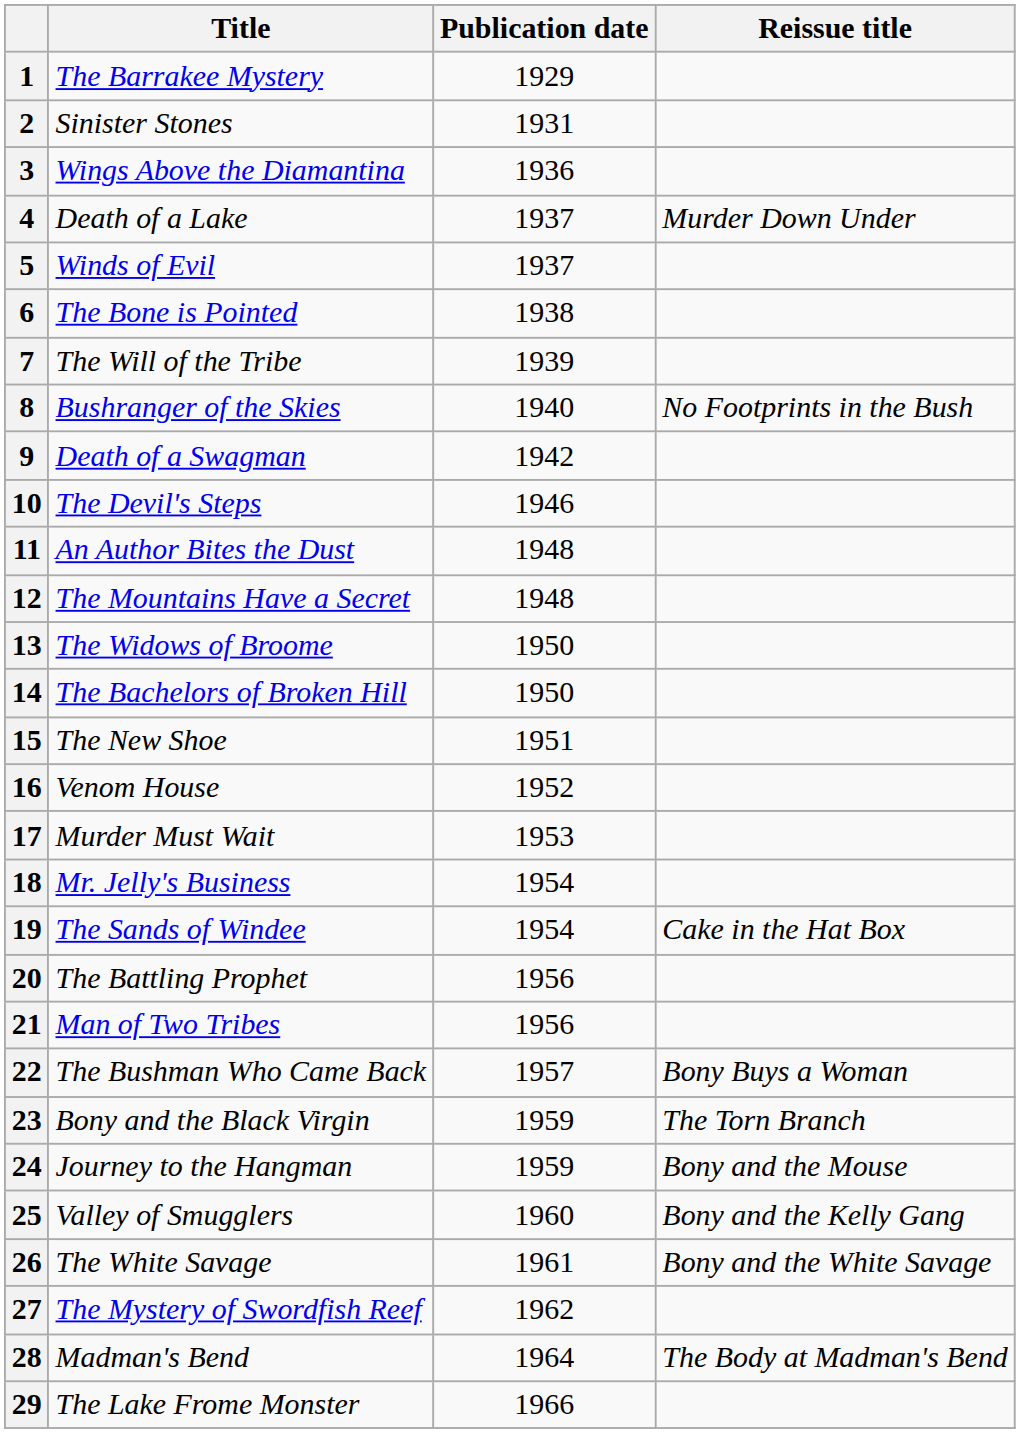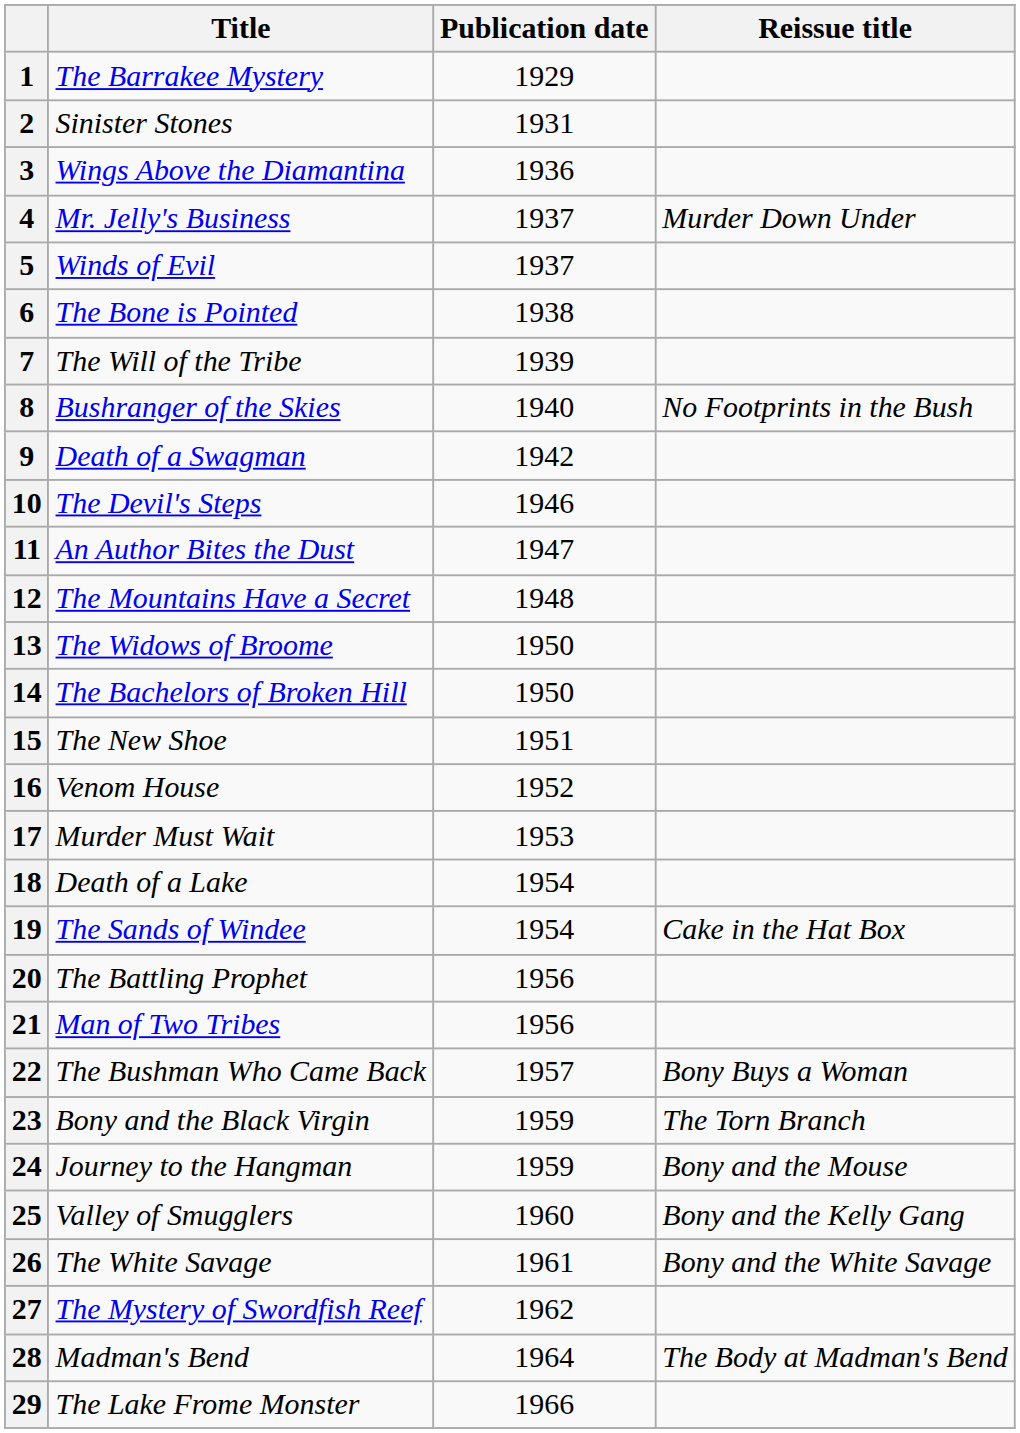(152, 218) Death of a Lake -> (173, 218) Mr. Jelly's Business
(544, 550) 1948 -> (544, 550) 1947
(173, 882) Mr. Jelly's Business -> (152, 882) Death of a Lake
